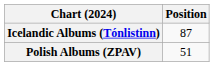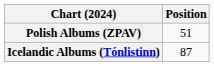rows swapped: (83, 33) <-> (83, 52)
